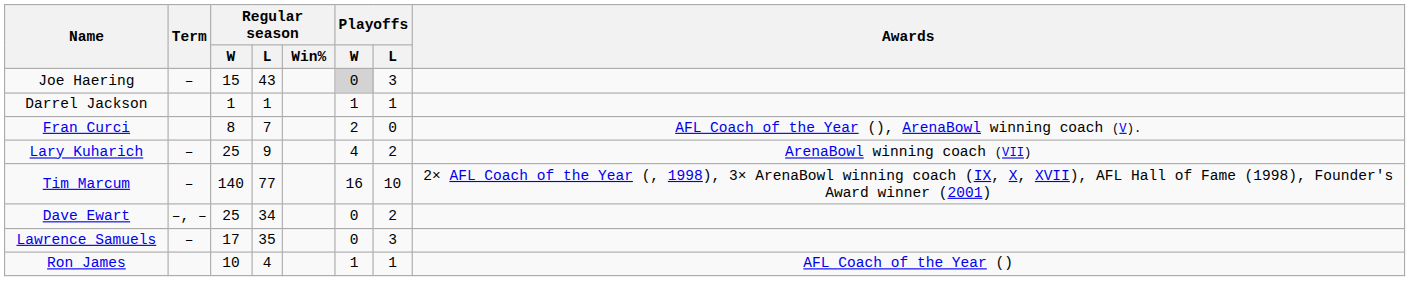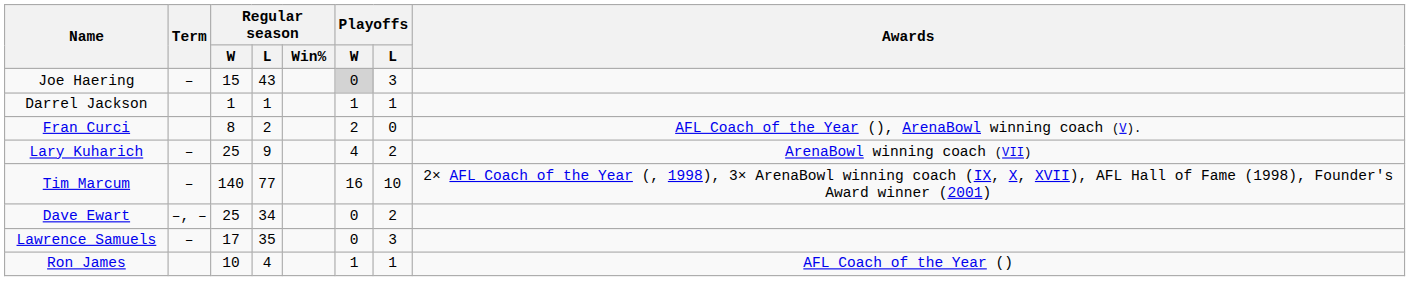(267, 128) 7 -> (267, 128) 2
